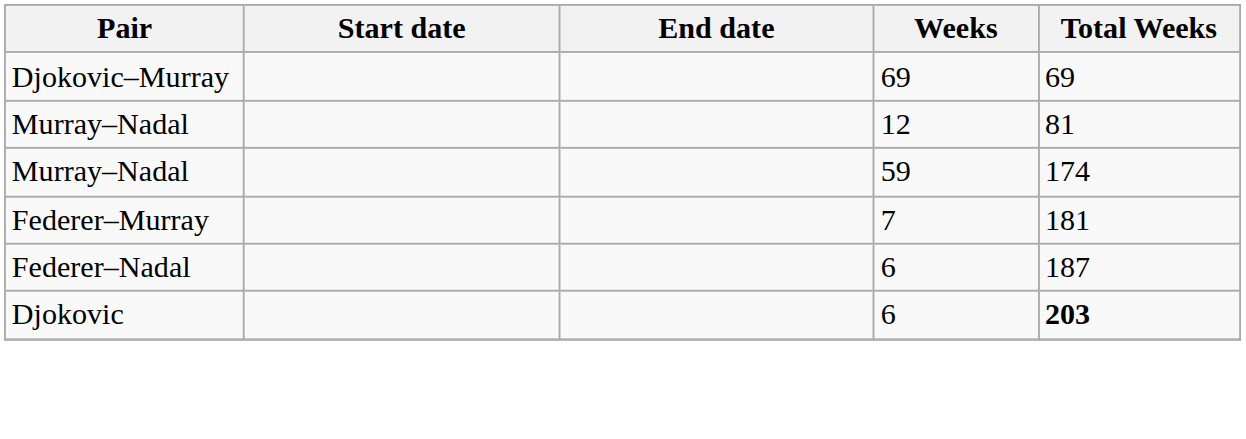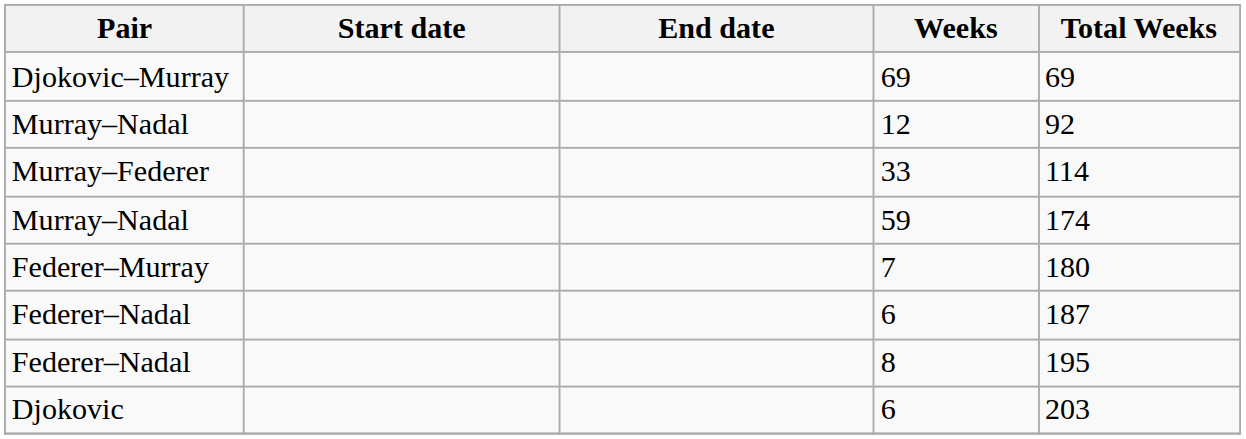(1060, 123) 81 -> (1060, 123) 92
+ row: (110, 171)
(1067, 219) 181 -> (1067, 266) 180
+ row: (101, 362)
(1067, 314) bold -> (1067, 409) normal
